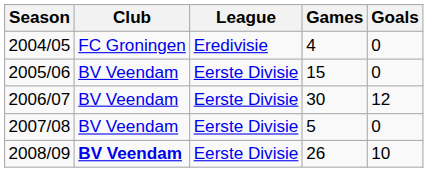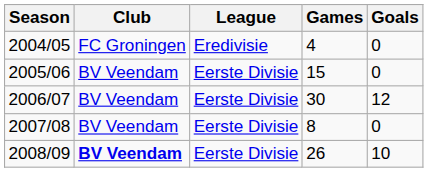(311, 126) 5 -> (311, 126) 8
